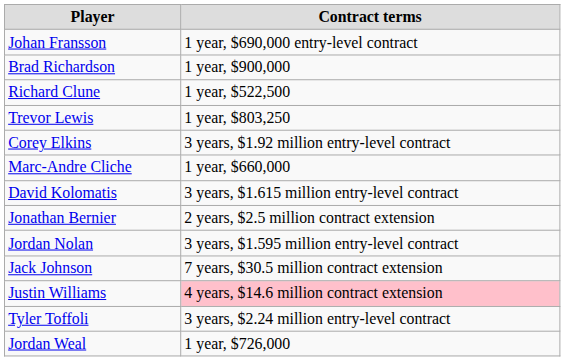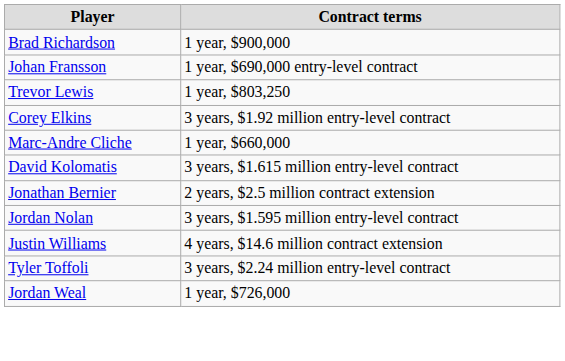rows swapped: (57, 42) <-> (62, 67)
- row: (54, 92)
- row: (50, 268)
(313, 293) pink background -> (313, 243) no background
